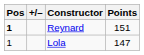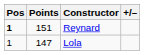columns swapped: (36, 12) <-> (122, 12)
